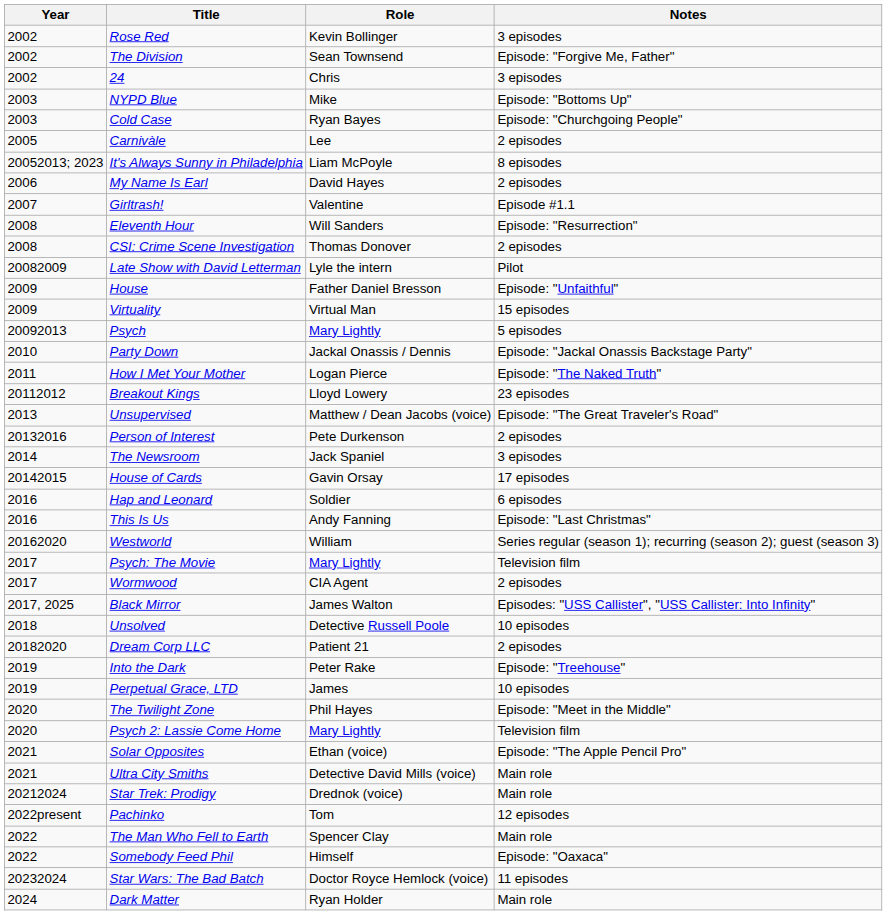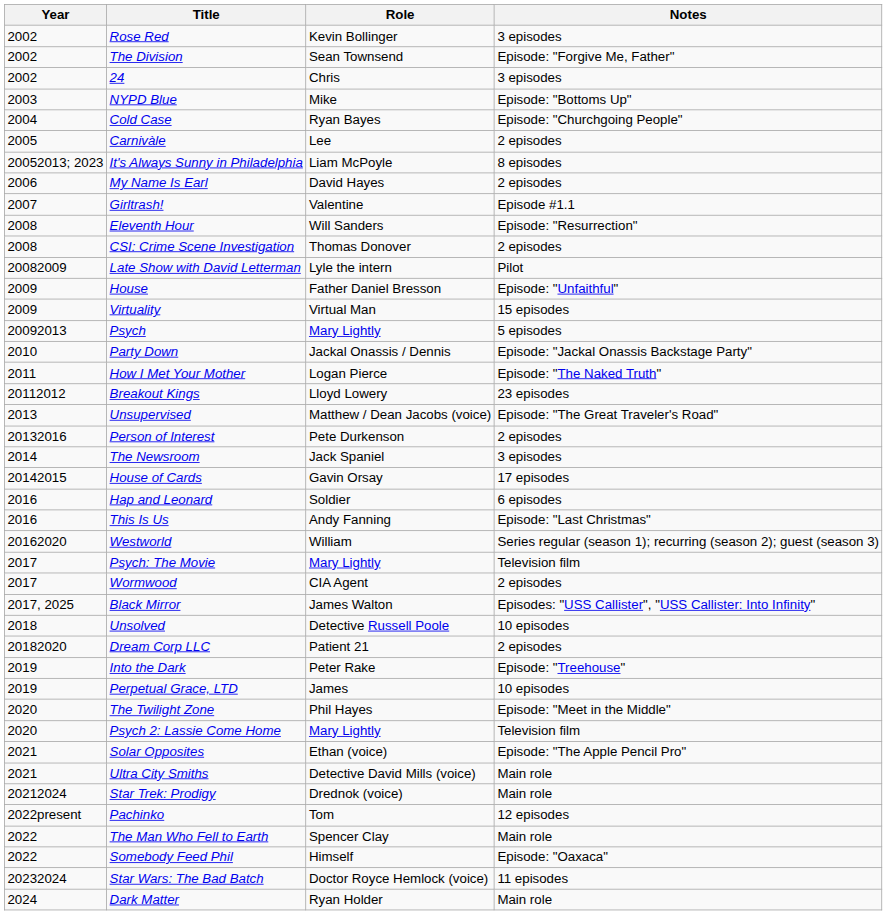(22, 120) 2003 -> (22, 120) 2004
